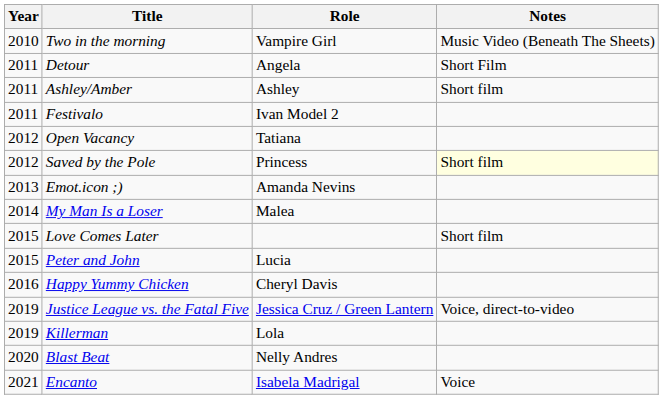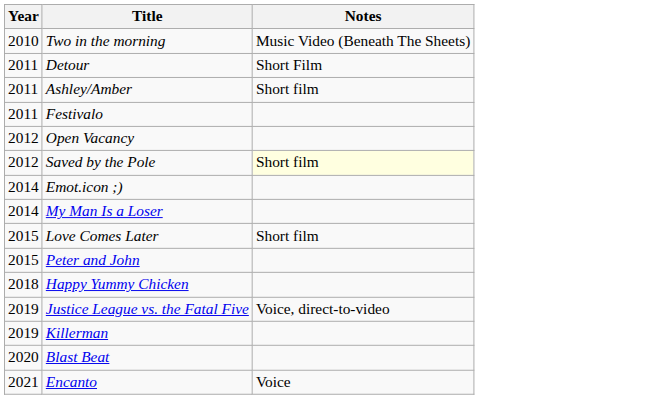- column: (345, 16)
(23, 187) 2013 -> (23, 187) 2014
(23, 284) 2016 -> (23, 284) 2018
